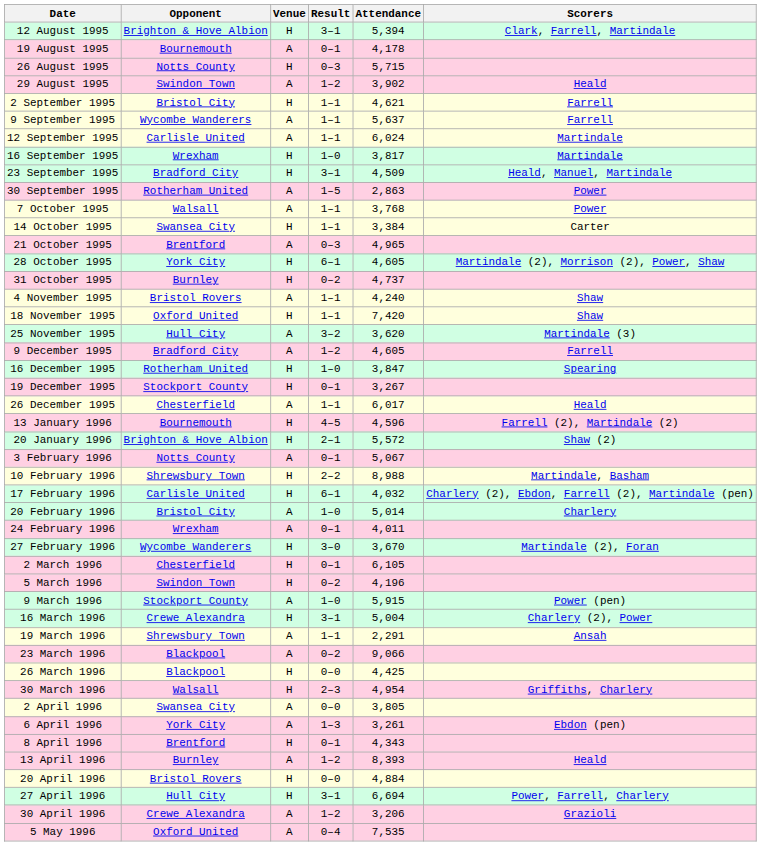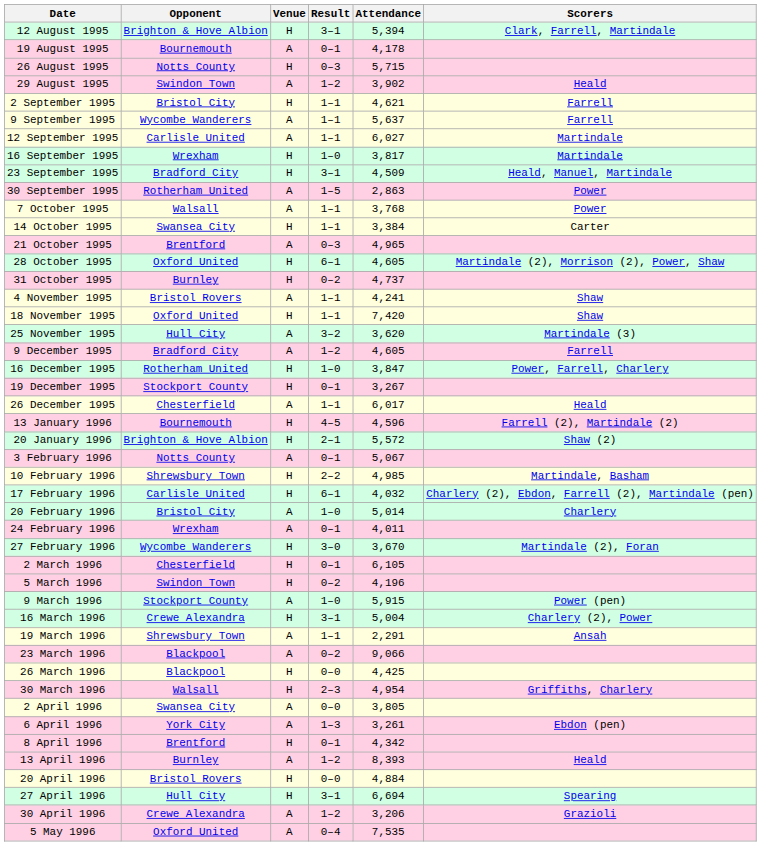(388, 138) 6,024 -> (388, 138) 6,027
(196, 262) York City -> (196, 262) Oxford United
(388, 298) 4,240 -> (388, 298) 4,241
(590, 369) Spearing -> (590, 369) Power, Farrell, Charlery
(388, 476) 8,988 -> (388, 476) 4,985
(388, 743) 4,343 -> (388, 743) 4,342
(590, 796) Power, Farrell, Charlery -> (590, 796) Spearing
